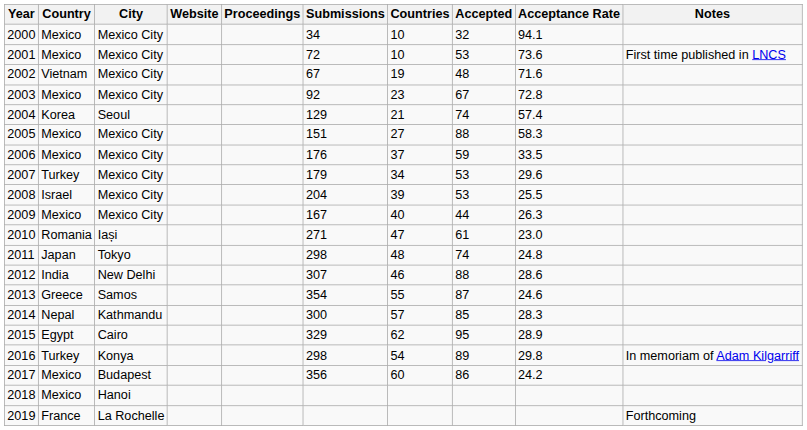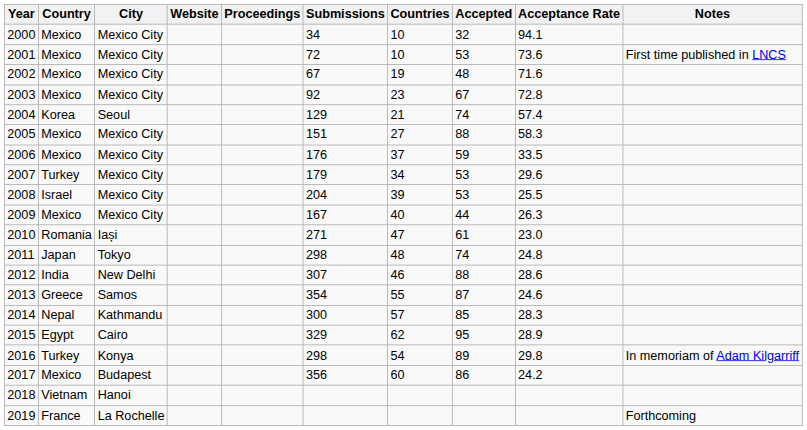(64, 74) Vietnam -> (61, 74) Mexico
(61, 395) Mexico -> (64, 395) Vietnam
